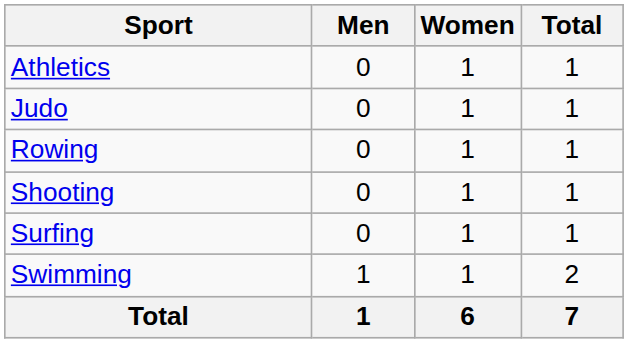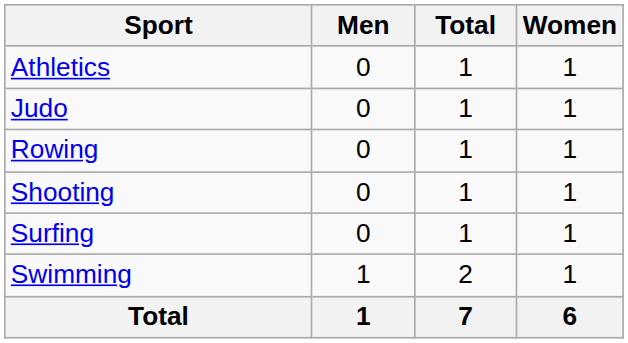columns swapped: (468, 25) <-> (572, 25)
